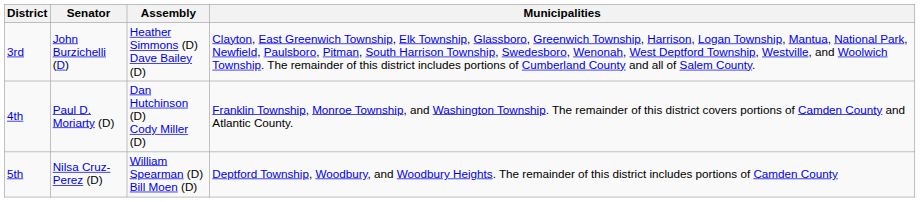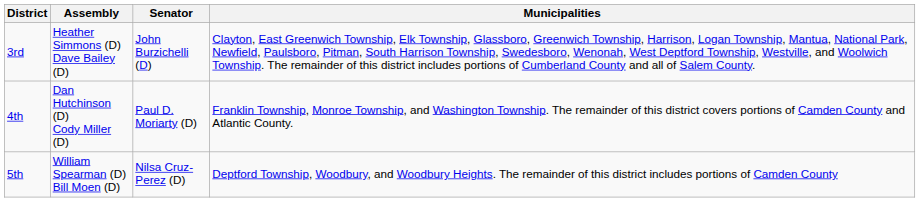columns swapped: (89, 13) <-> (168, 13)
